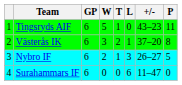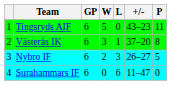- column: (119, 12)
